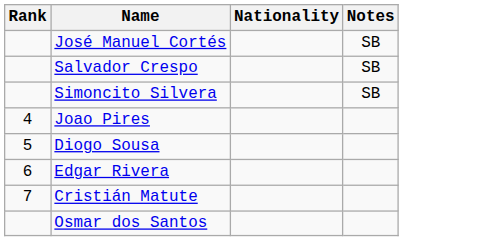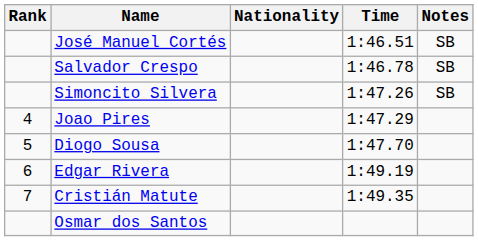+ column: (380, 18)
